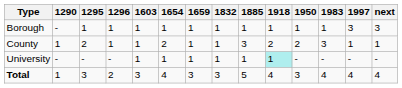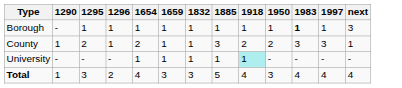- column: (146, 12)
(324, 28) normal -> (297, 28) bold
(351, 28) 3 -> (324, 28) 1
(351, 43) 1 -> (324, 43) 3
